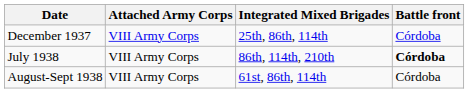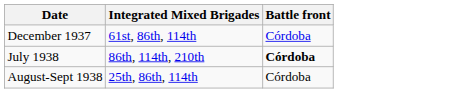- column: (171, 14)
(283, 35) 25th, 86th, 114th -> (152, 35) 61st, 86th, 114th
(282, 77) 61st, 86th, 114th -> (153, 77) 25th, 86th, 114th
